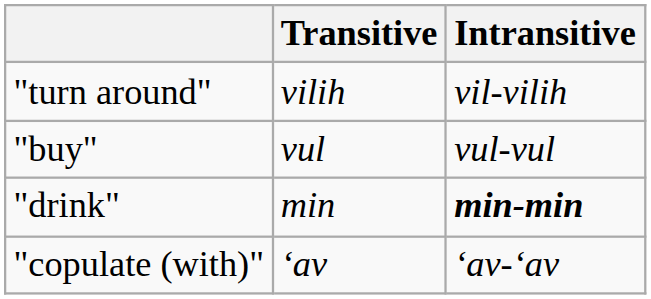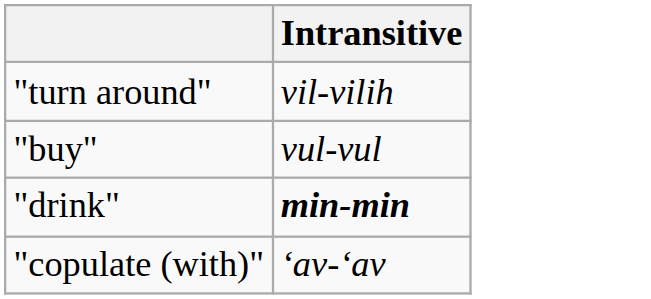- column: (359, 33)
